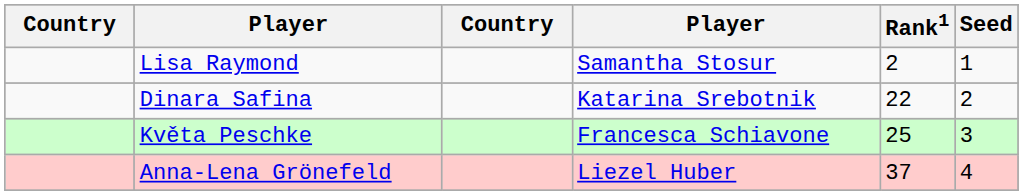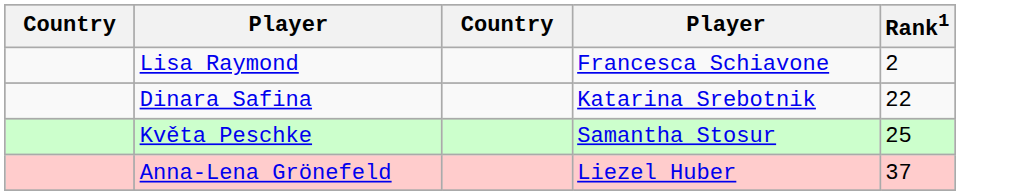- column: (986, 26)
(677, 65) Samantha Stosur -> (703, 65) Francesca Schiavone
(703, 137) Francesca Schiavone -> (677, 137) Samantha Stosur
